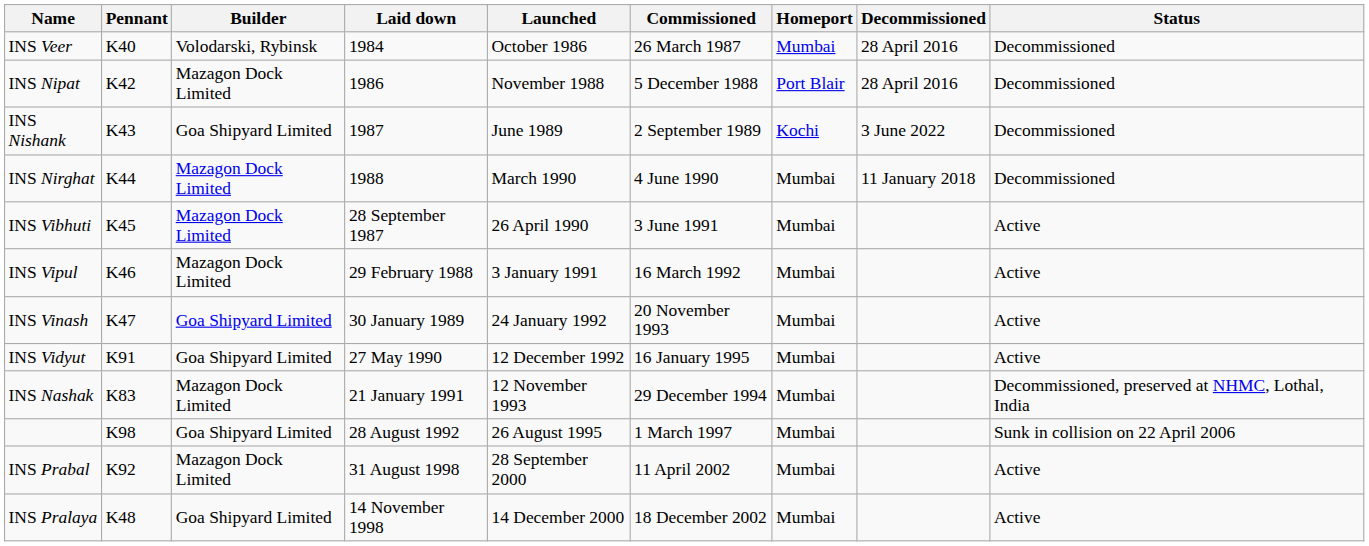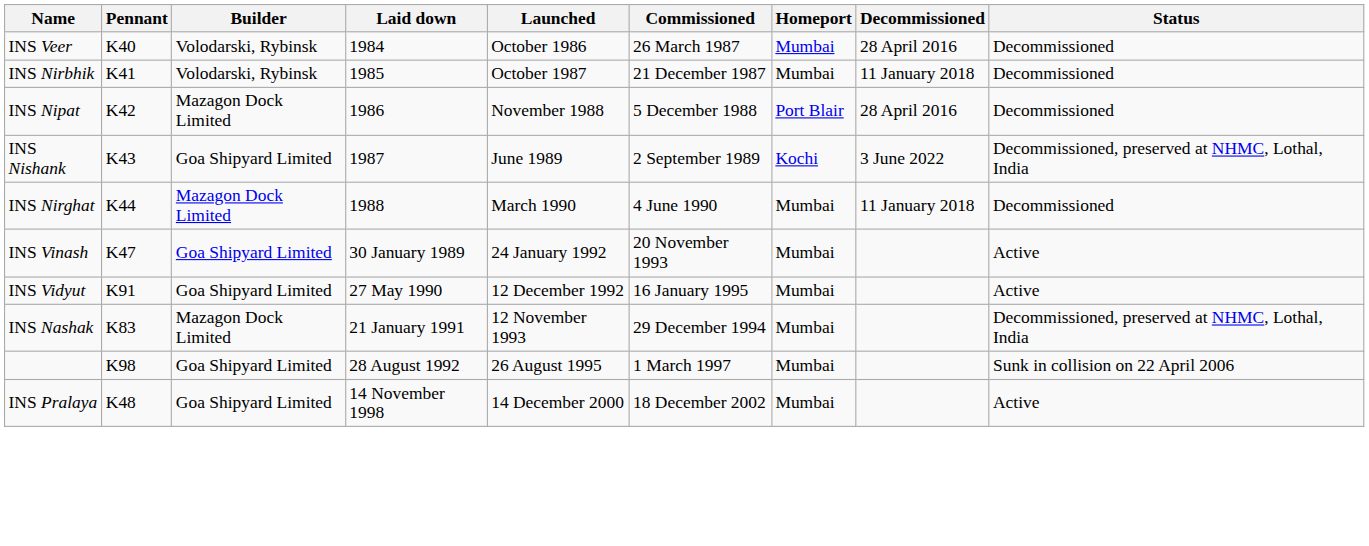+ row: (51, 73)
(1054, 130) Decommissioned -> (1158, 158) Decommissioned, preserved at NHMC, Lothal, India
- row: (50, 225)
- row: (43, 272)
- row: (49, 469)
